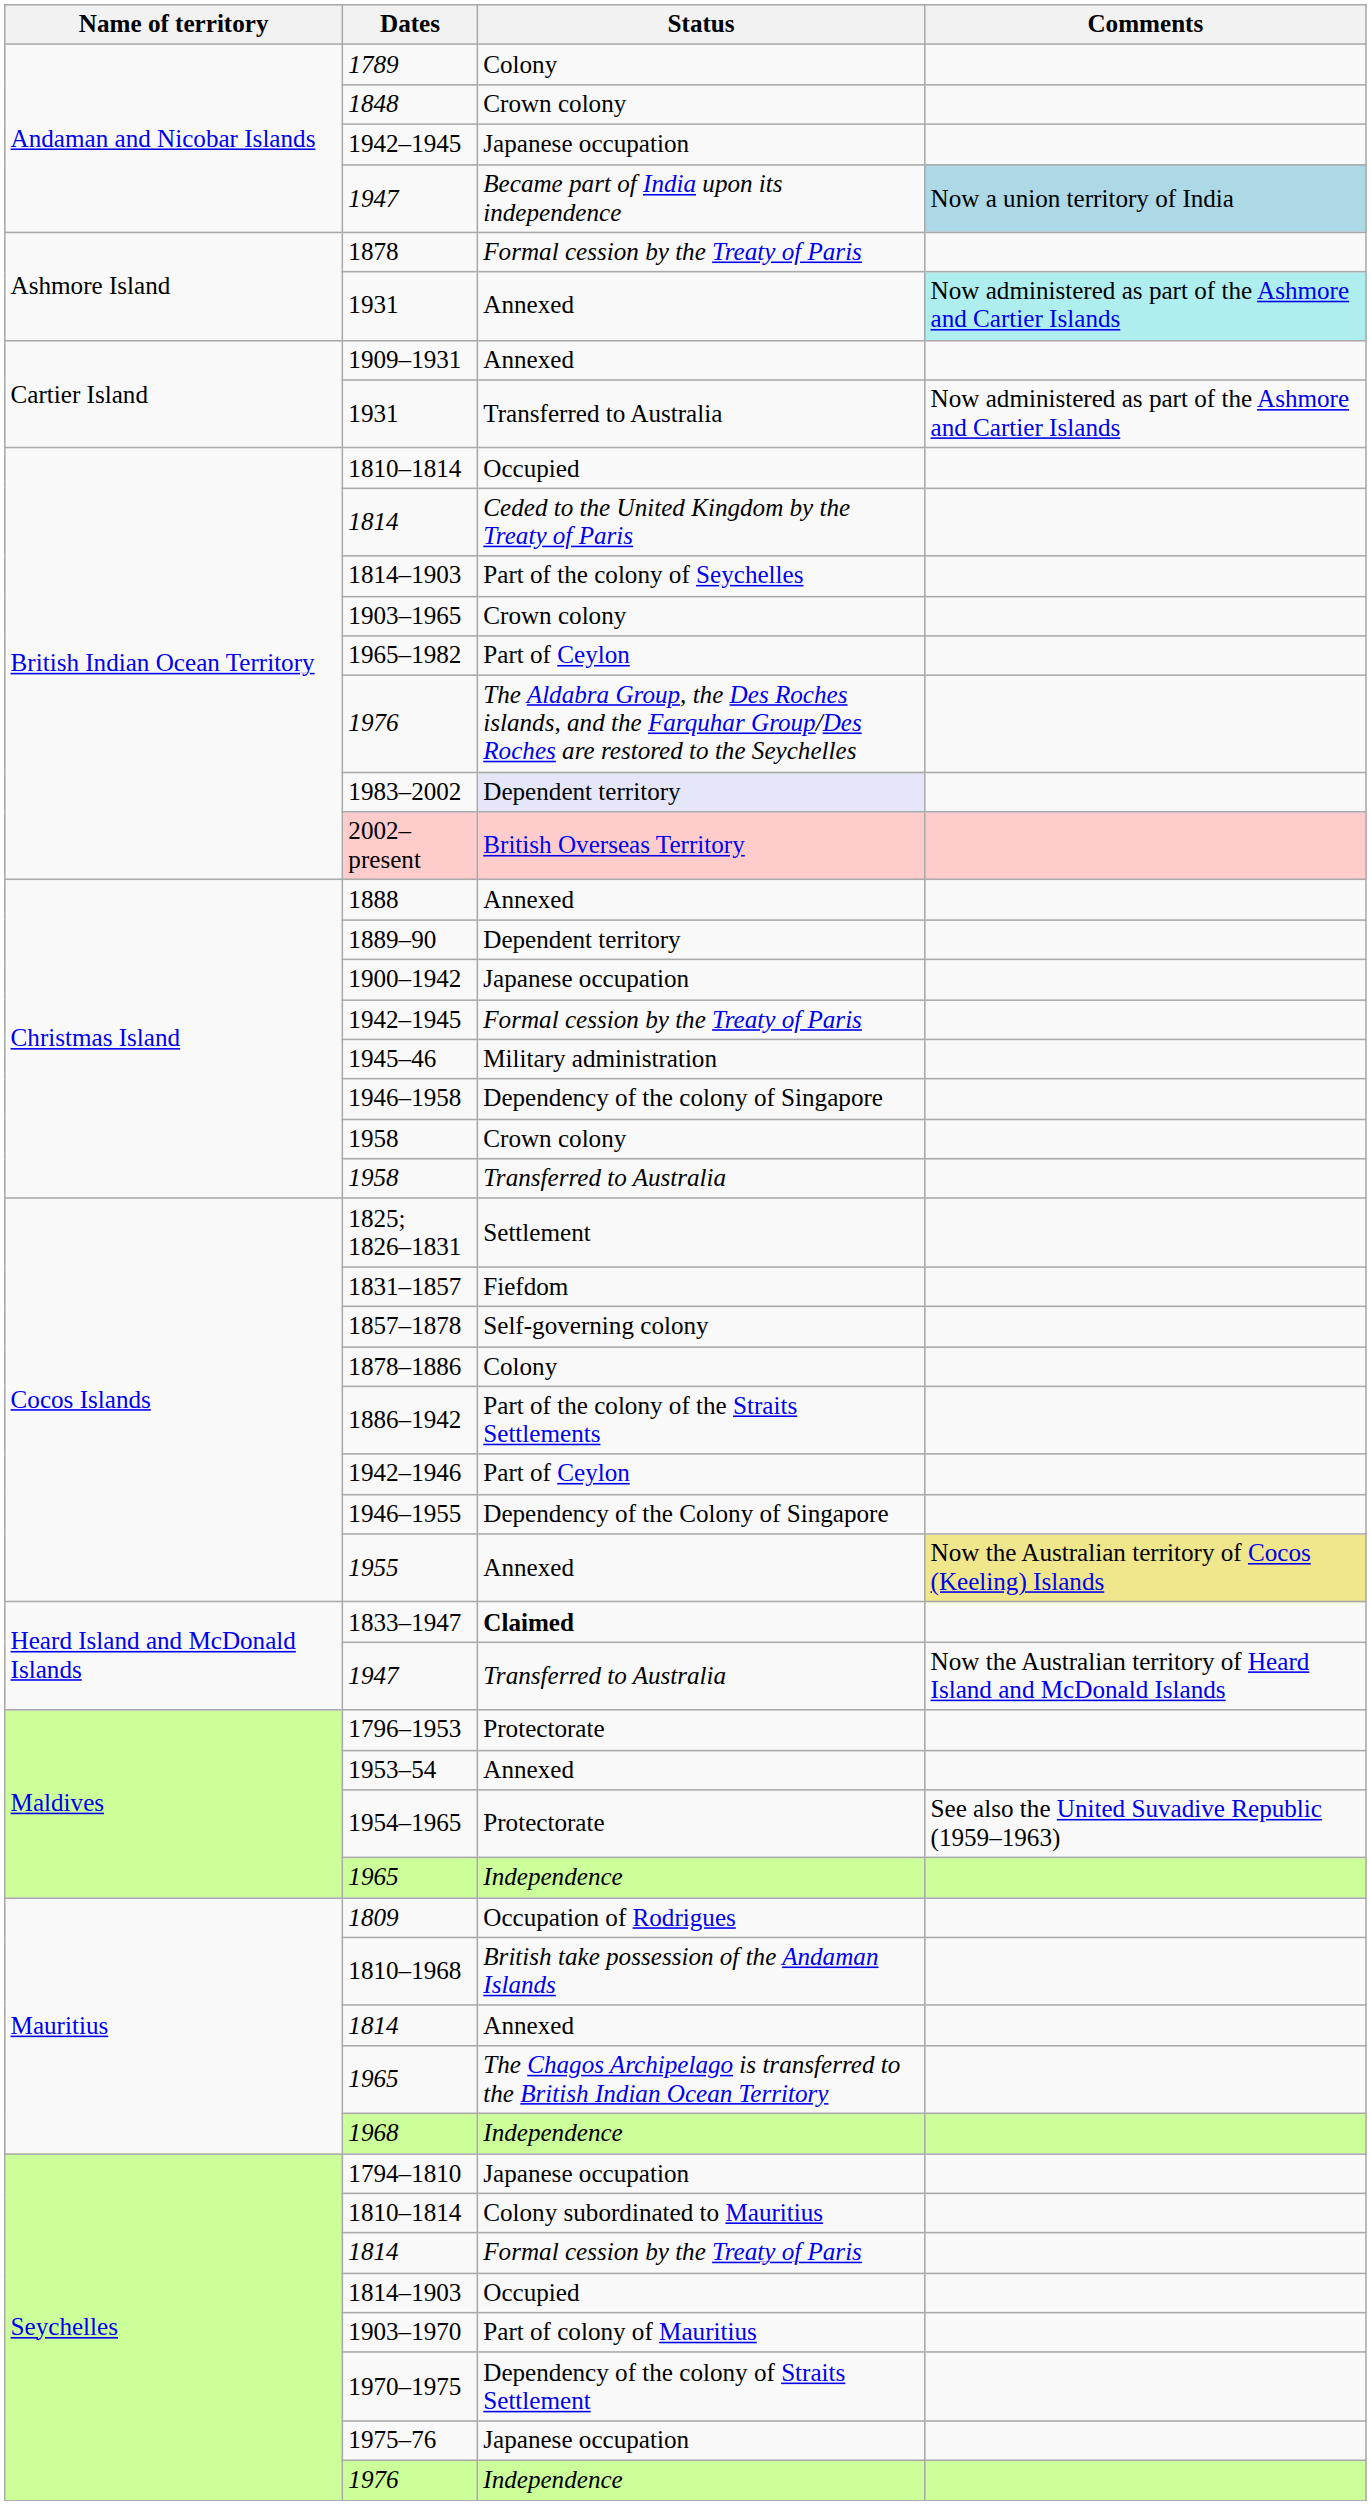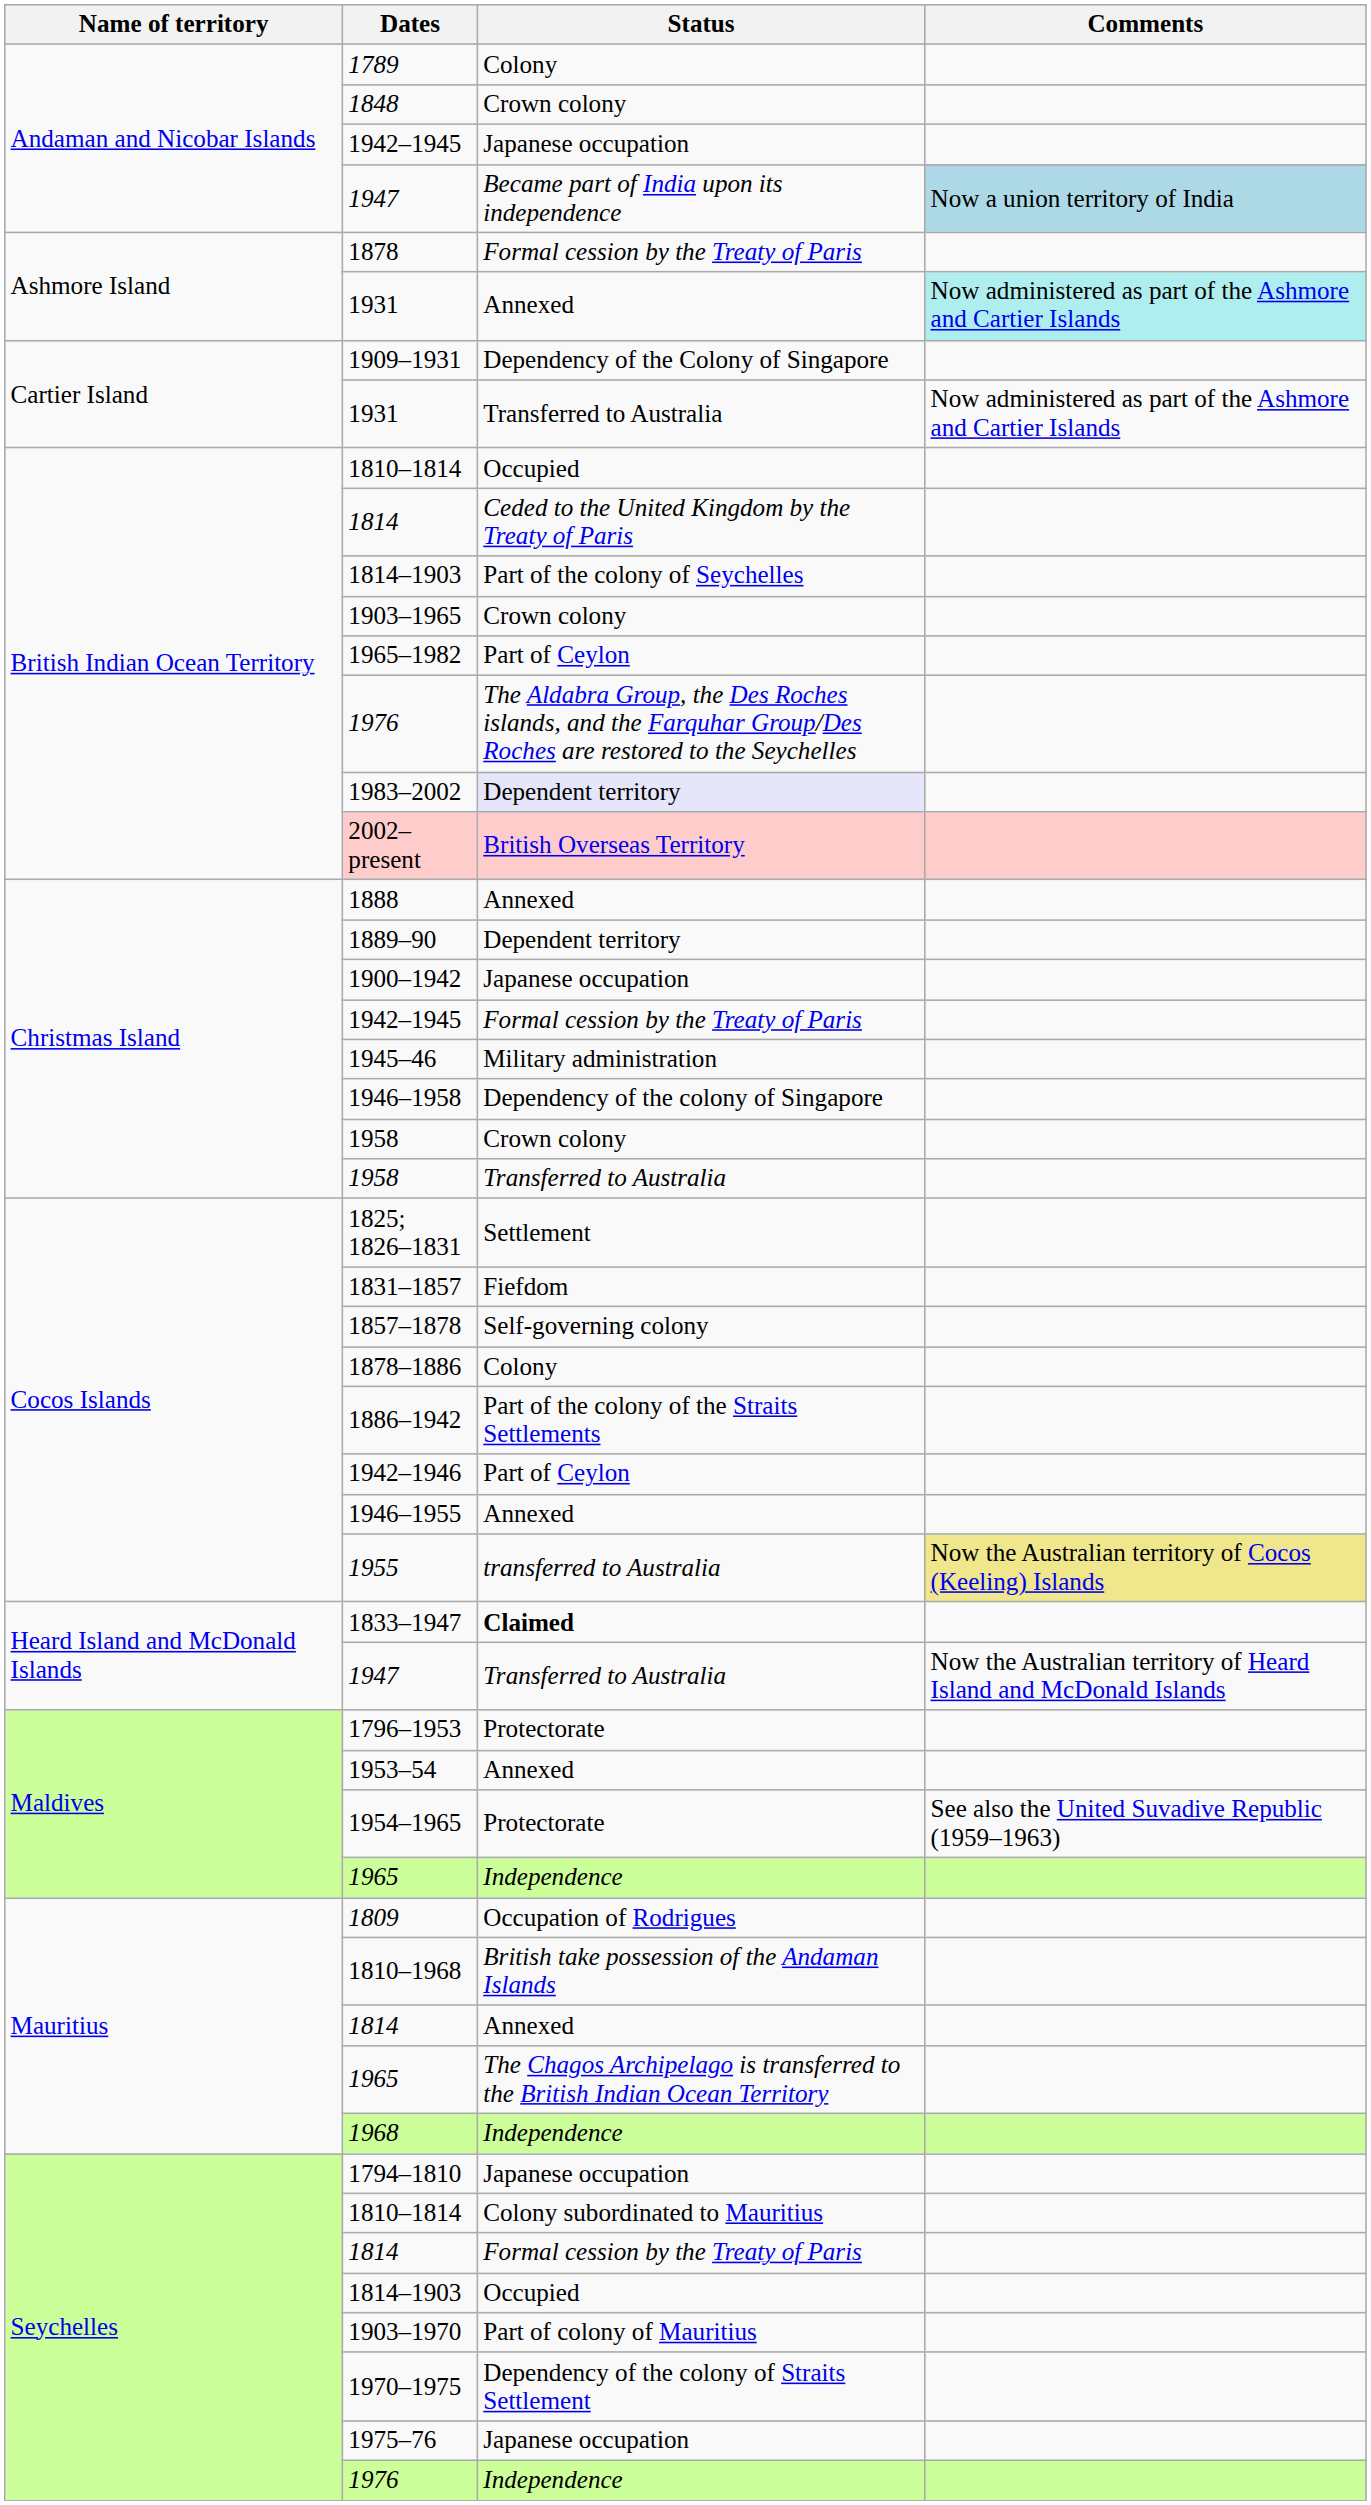(529, 359) Annexed -> (686, 359) Dependency of the Colony of Singapore
(686, 1513) Dependency of the Colony of Singapore -> (529, 1513) Annexed
(529, 1567) Annexed -> (602, 1567) transferred to Australia
